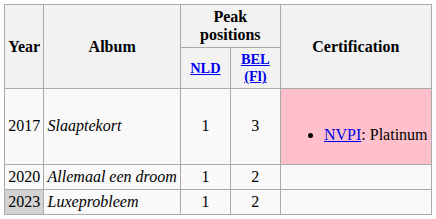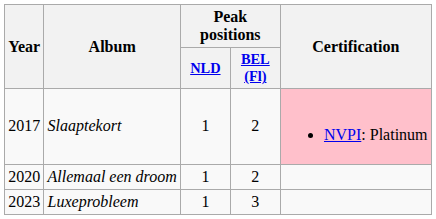(255, 126) 3 -> (255, 126) 2
(24, 202) lightgrey background -> (24, 202) no background
(255, 202) 2 -> (255, 202) 3
